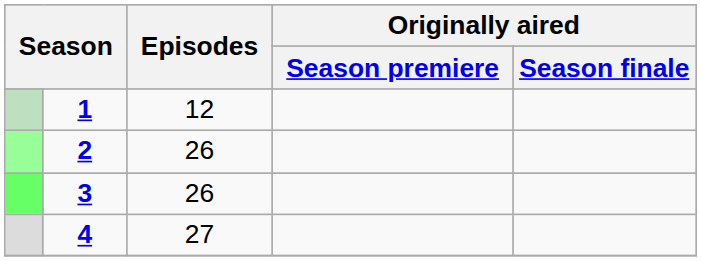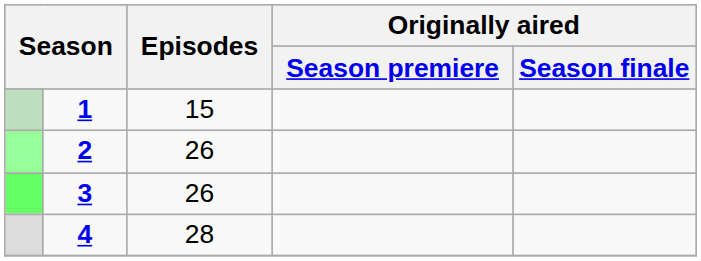(200, 109) 12 -> (200, 109) 15
(200, 234) 27 -> (200, 234) 28
